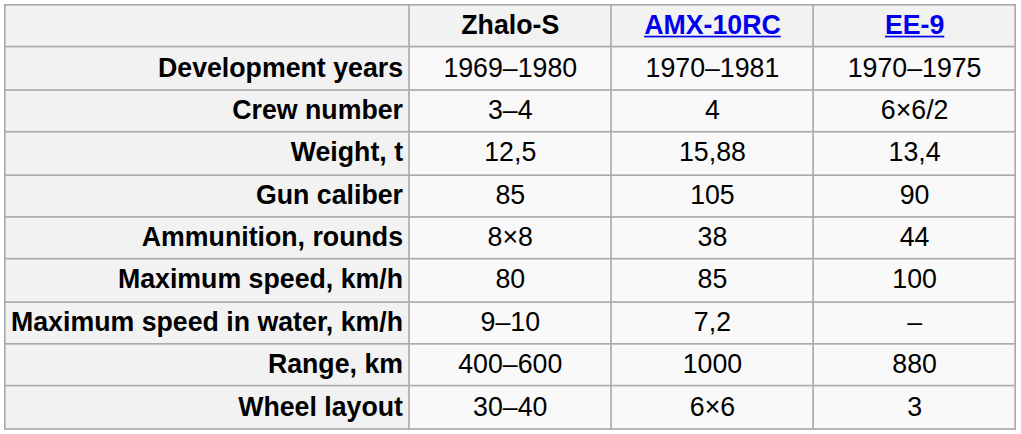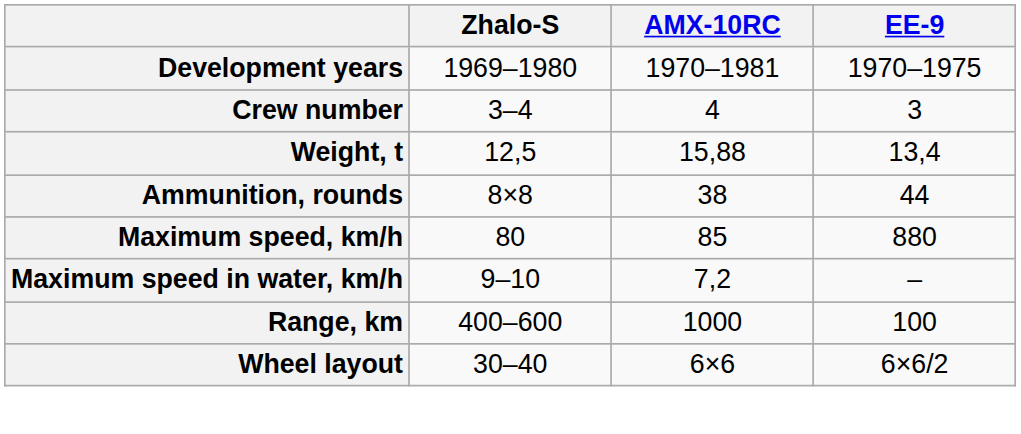(915, 110) 6×6/2 -> (915, 110) 3
- row: (330, 195)
(915, 279) 100 -> (915, 237) 880
(915, 364) 880 -> (915, 322) 100
(915, 407) 3 -> (915, 364) 6×6/2
